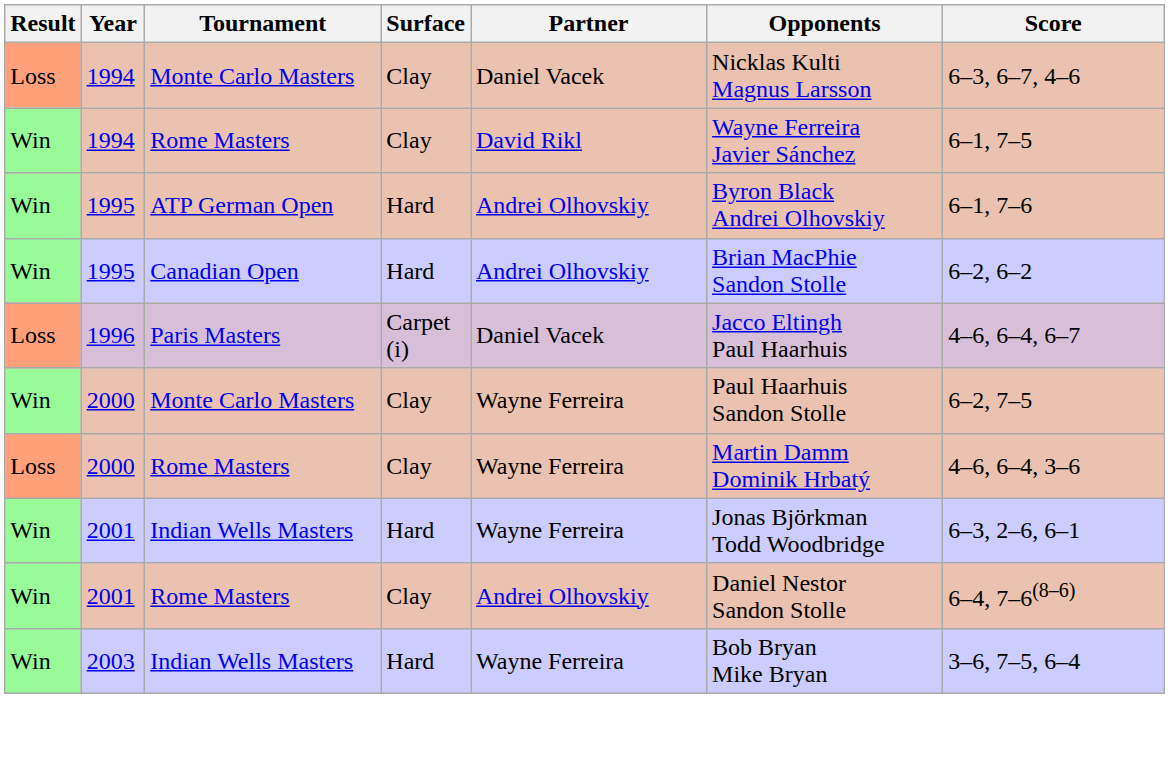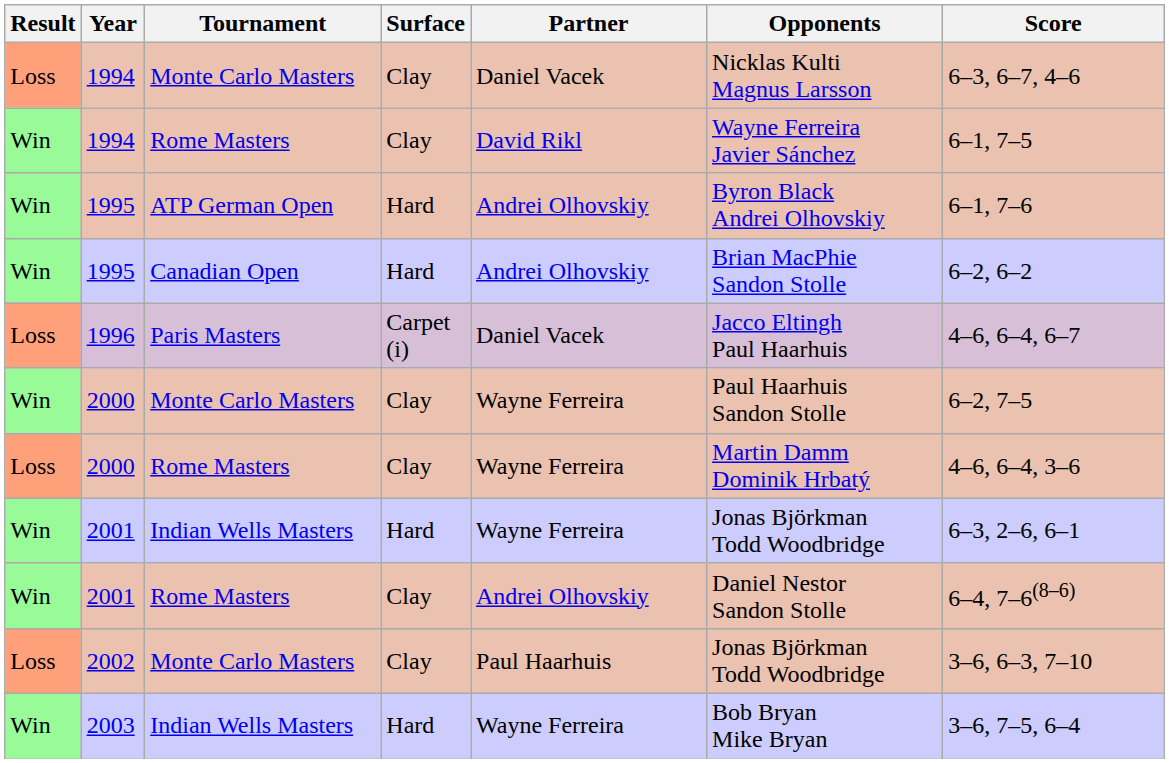+ row: (111, 660)
